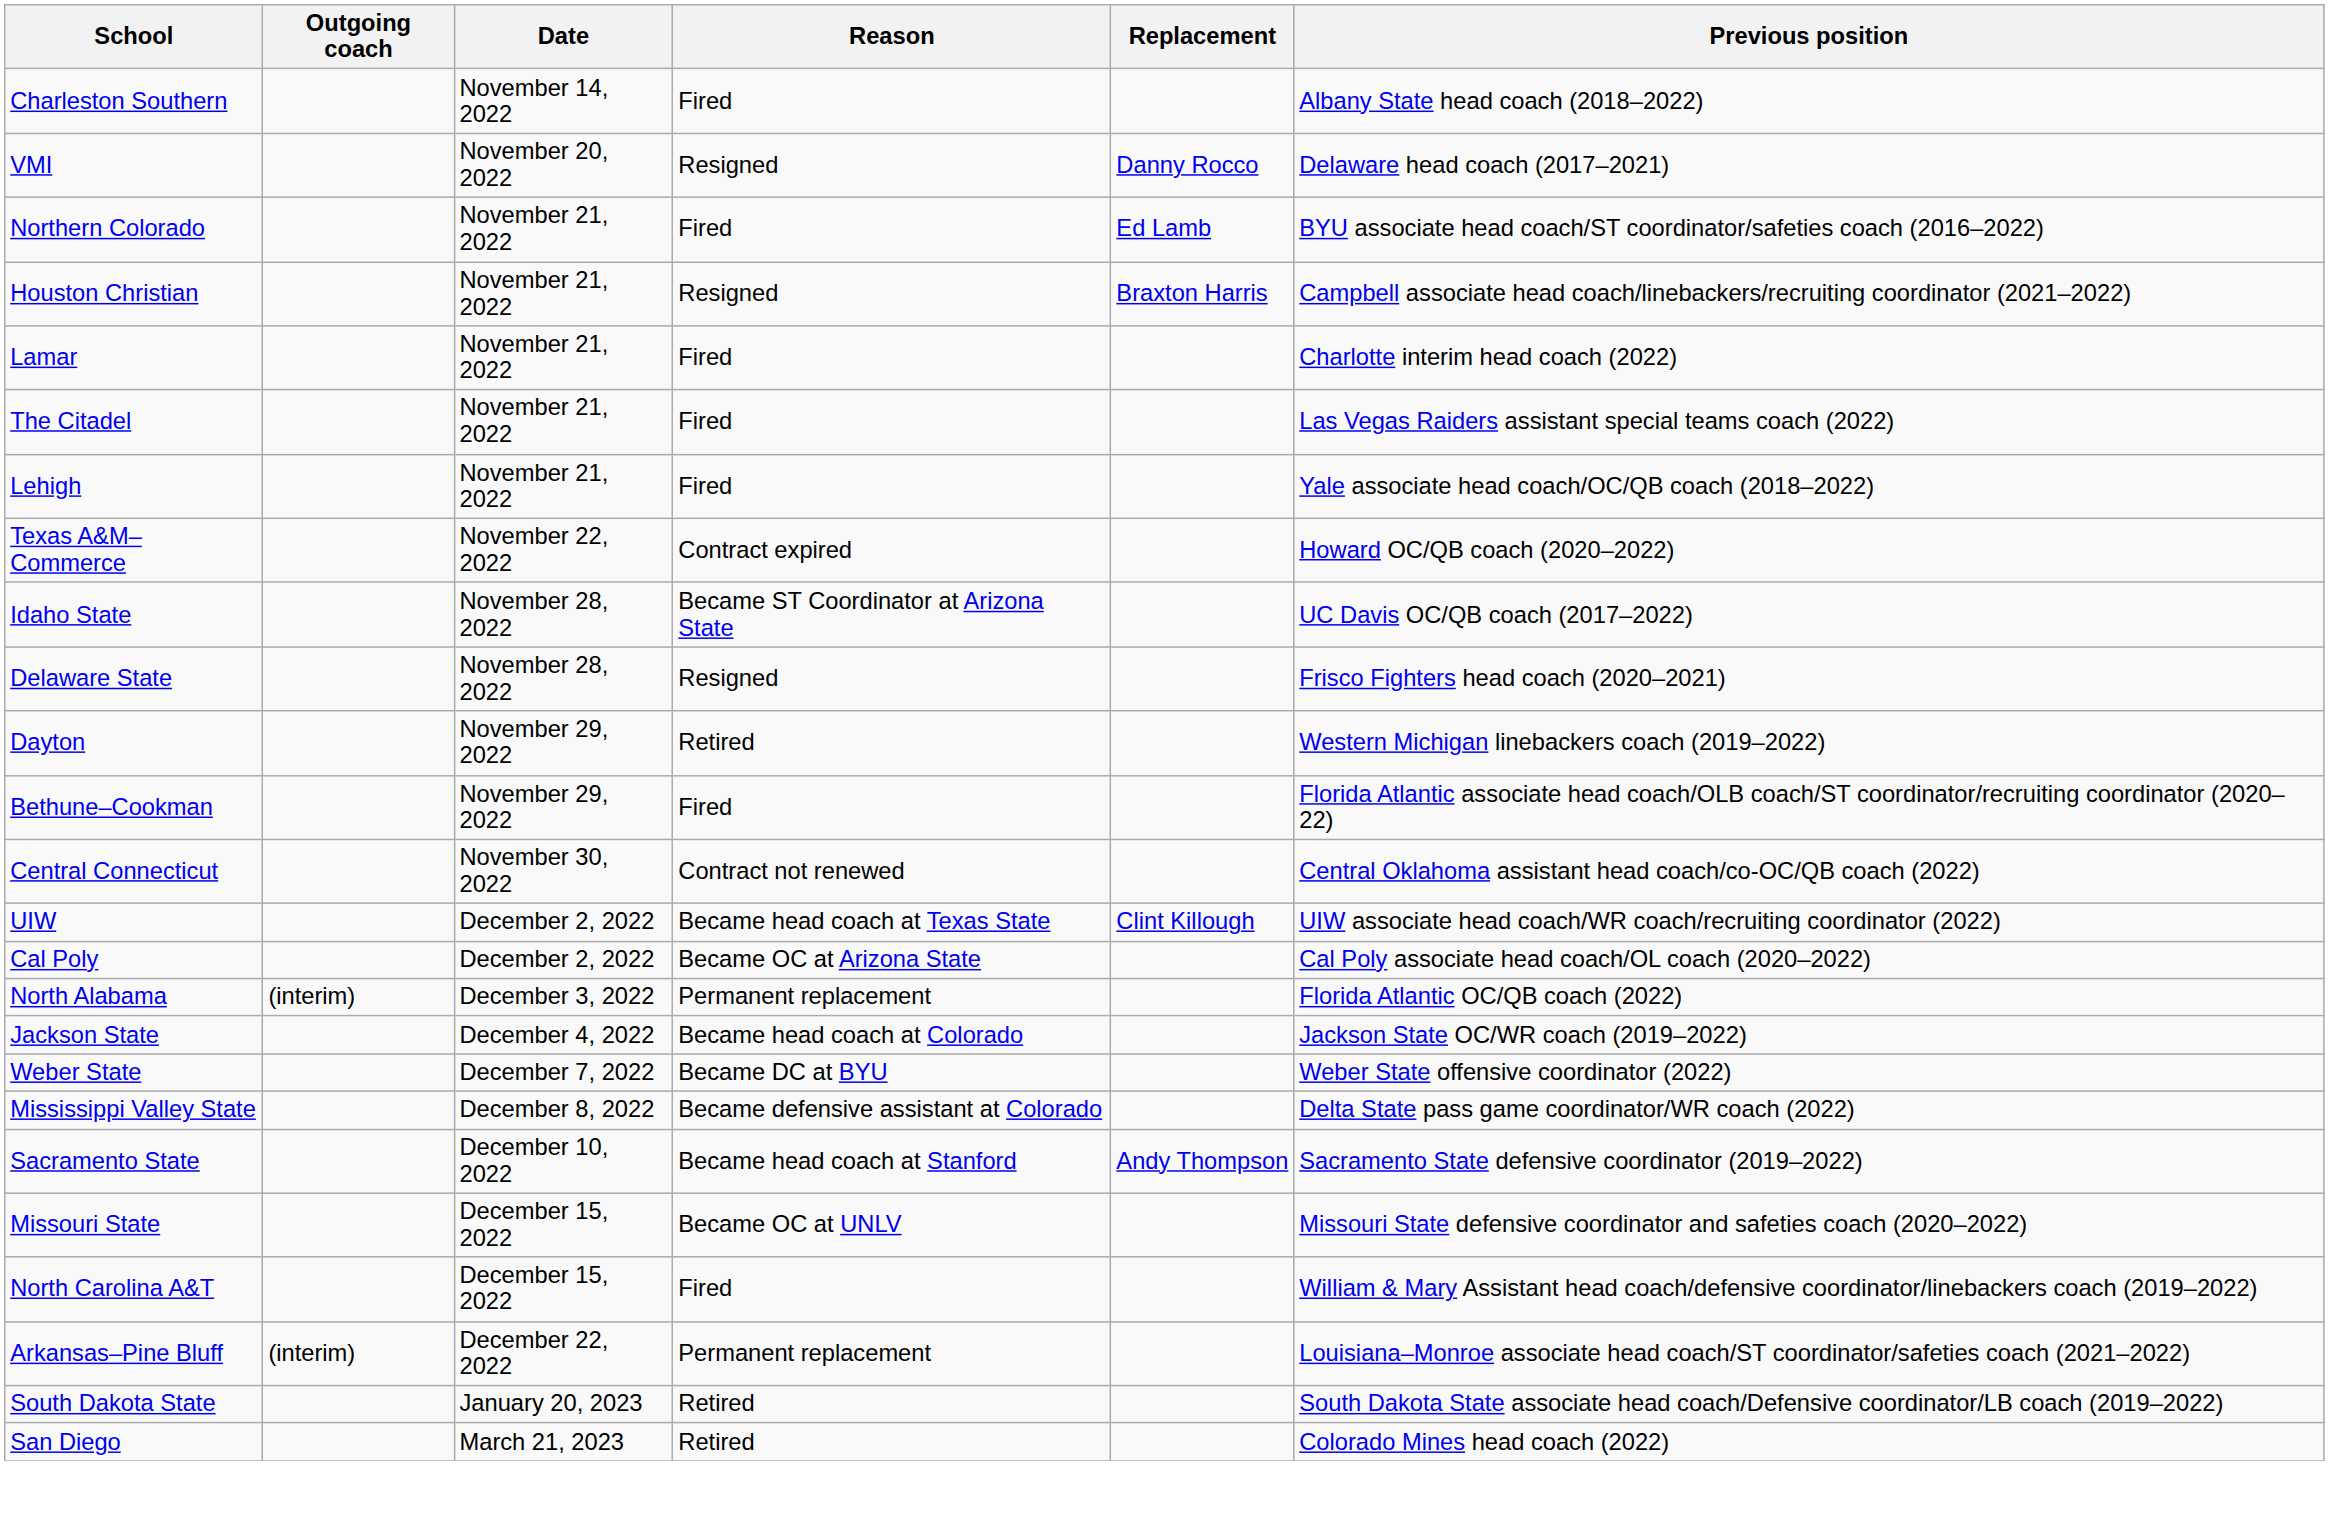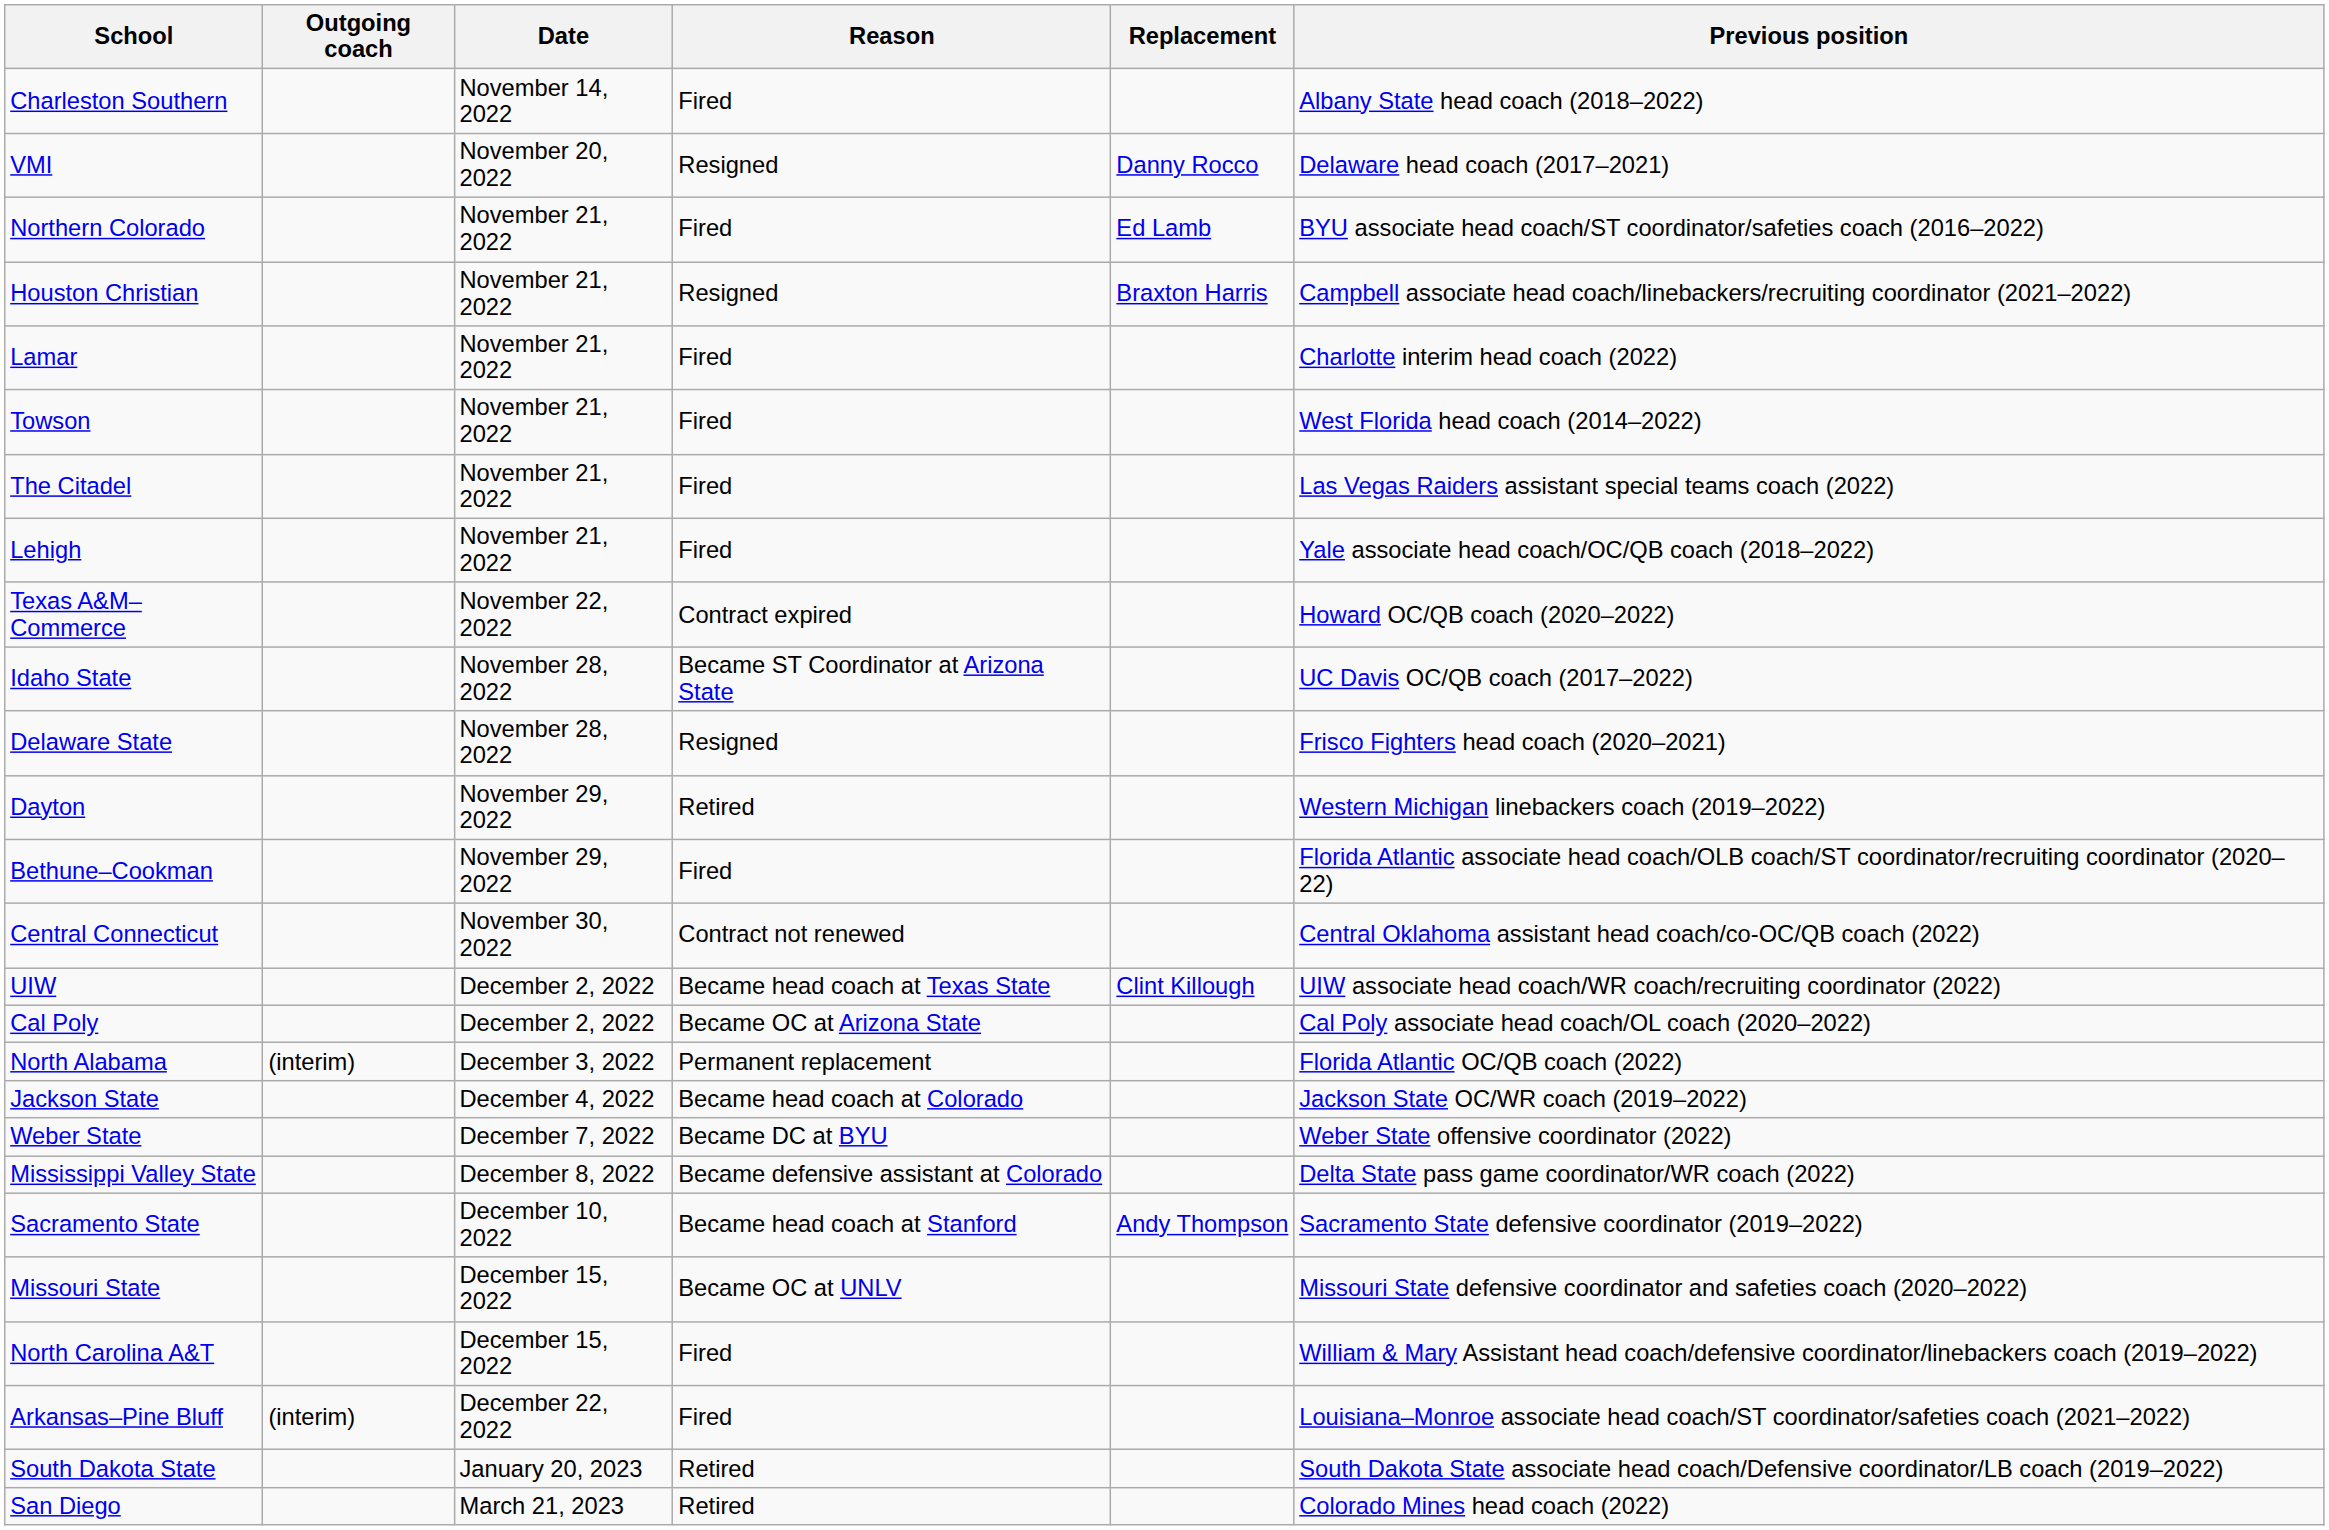+ row: (50, 421)
(805, 1353) Permanent replacement -> (705, 1417) Fired
